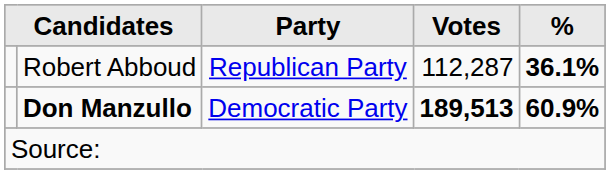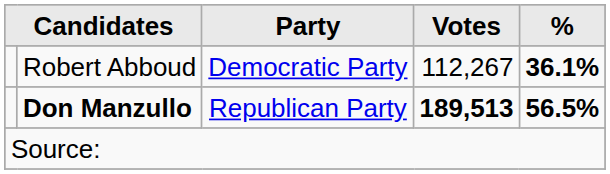(308, 67) Republican Party -> (308, 67) Democratic Party
(467, 67) 112,287 -> (467, 67) 112,267
(308, 108) Democratic Party -> (308, 108) Republican Party
(562, 108) 60.9% -> (562, 108) 56.5%
